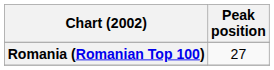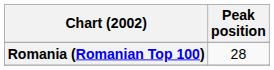(238, 53) 27 -> (238, 53) 28
